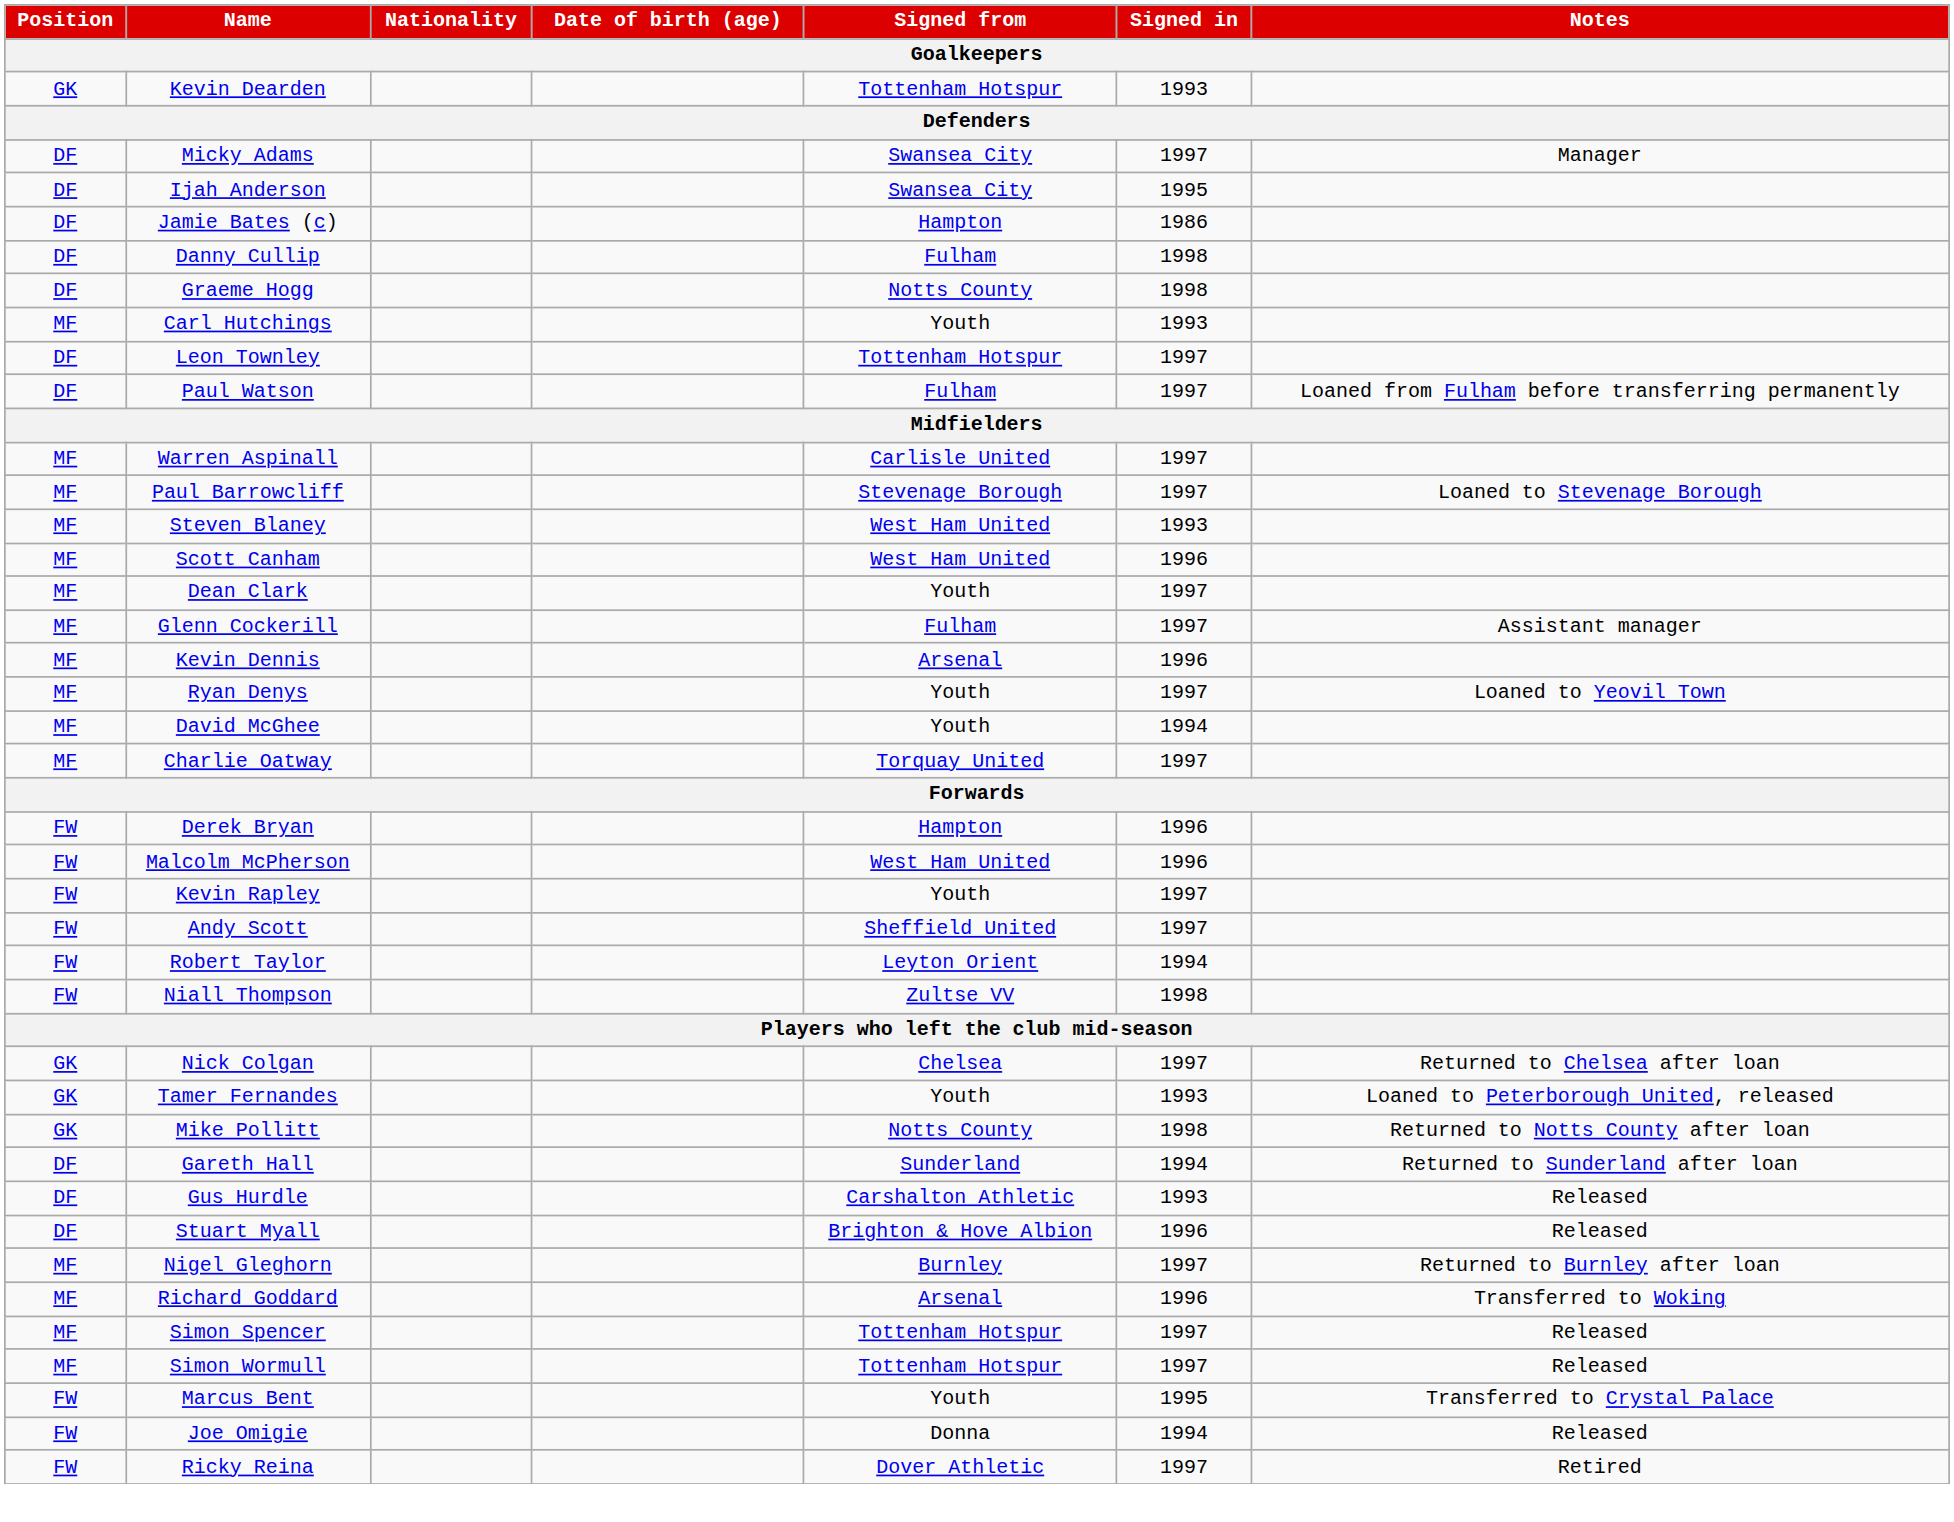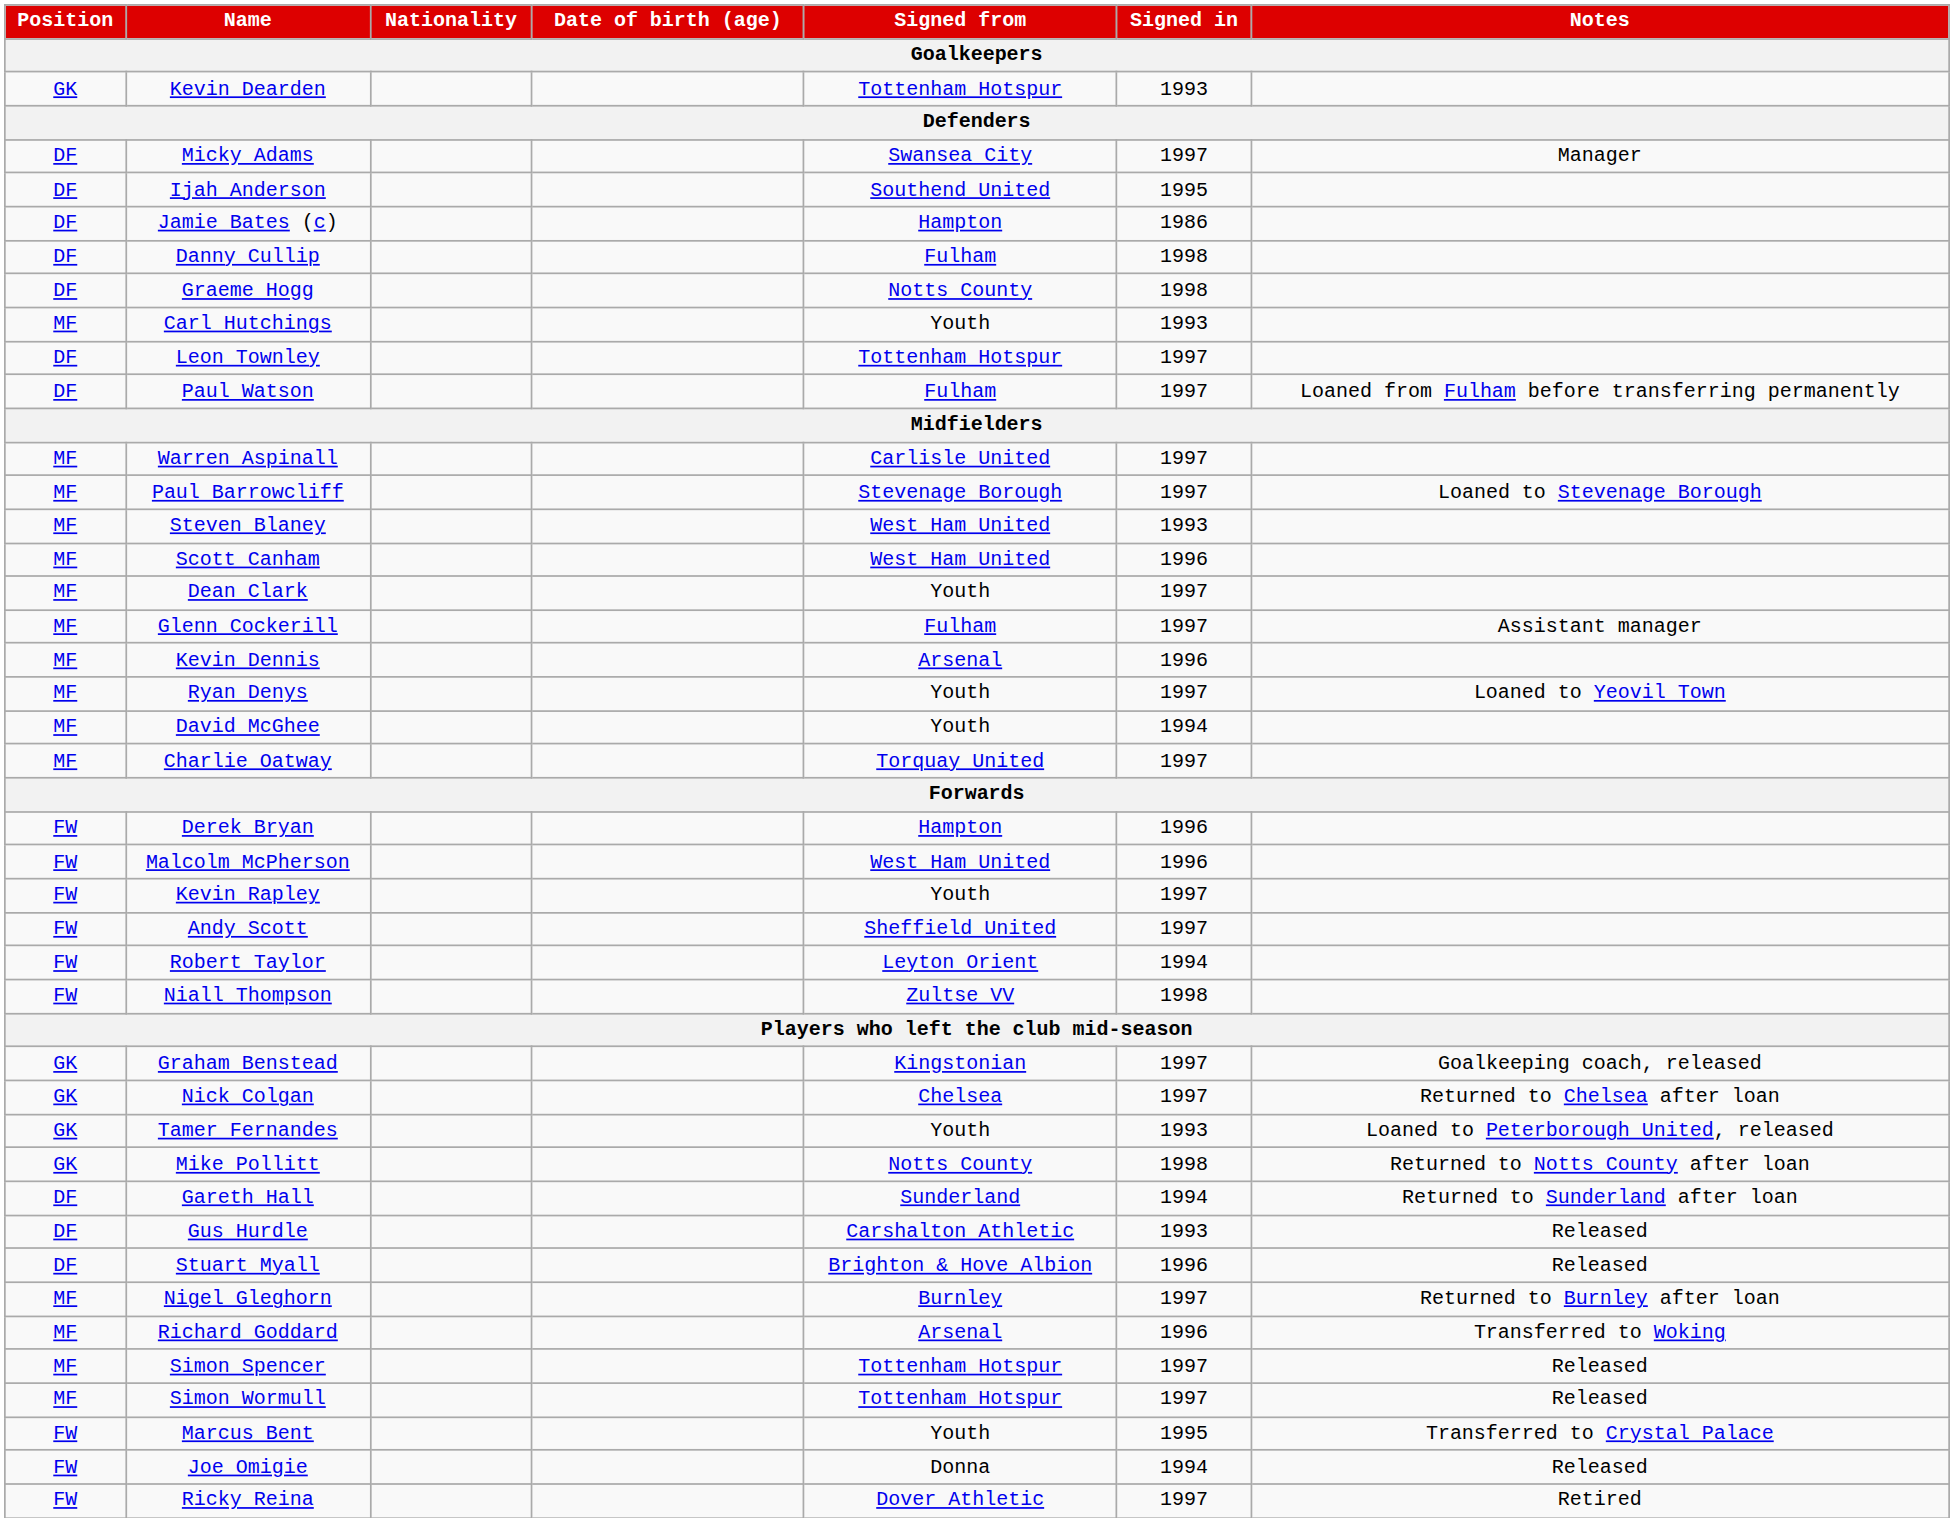(960, 189) Swansea City -> (960, 189) Southend United
+ row: (248, 1063)
